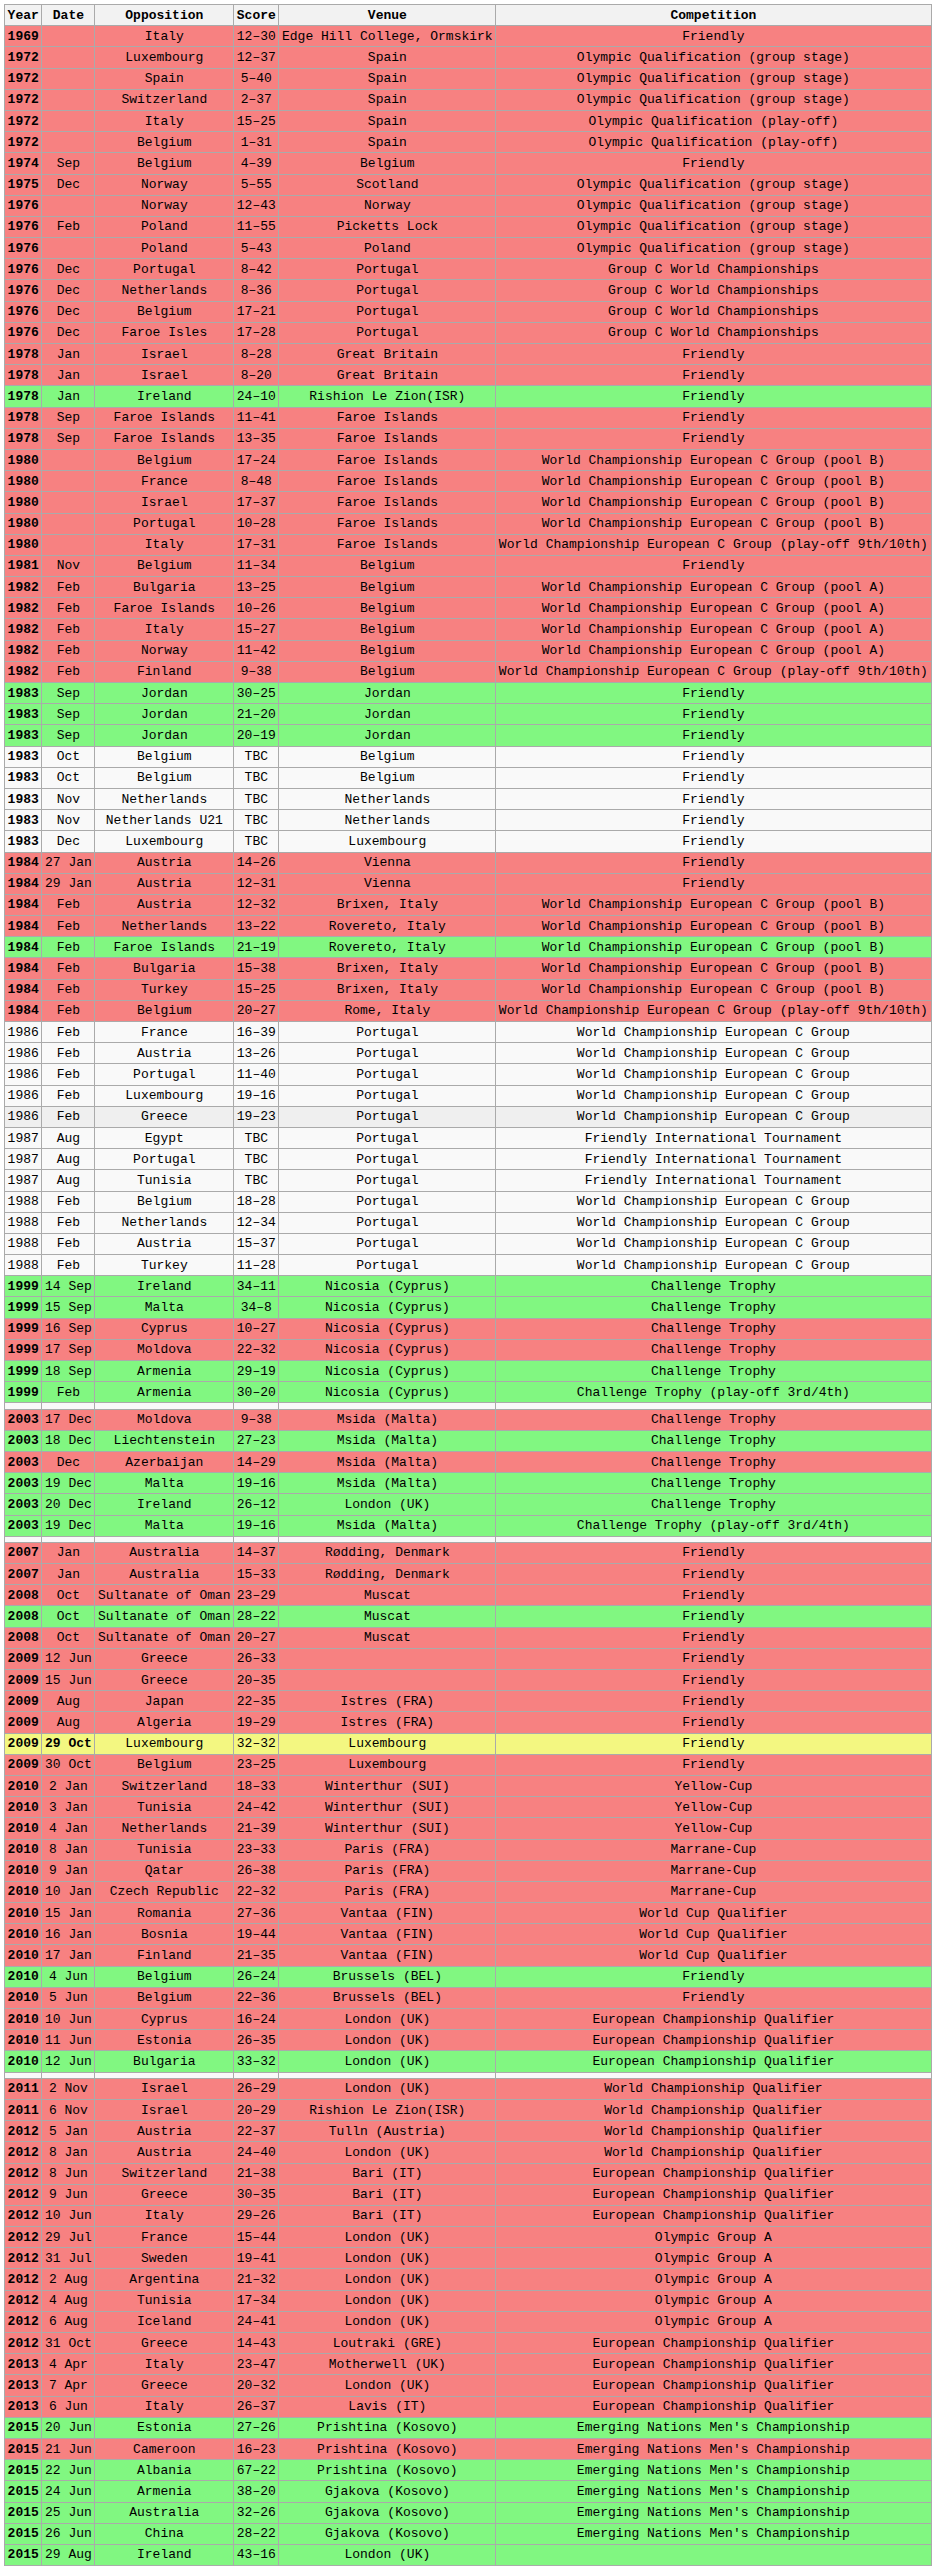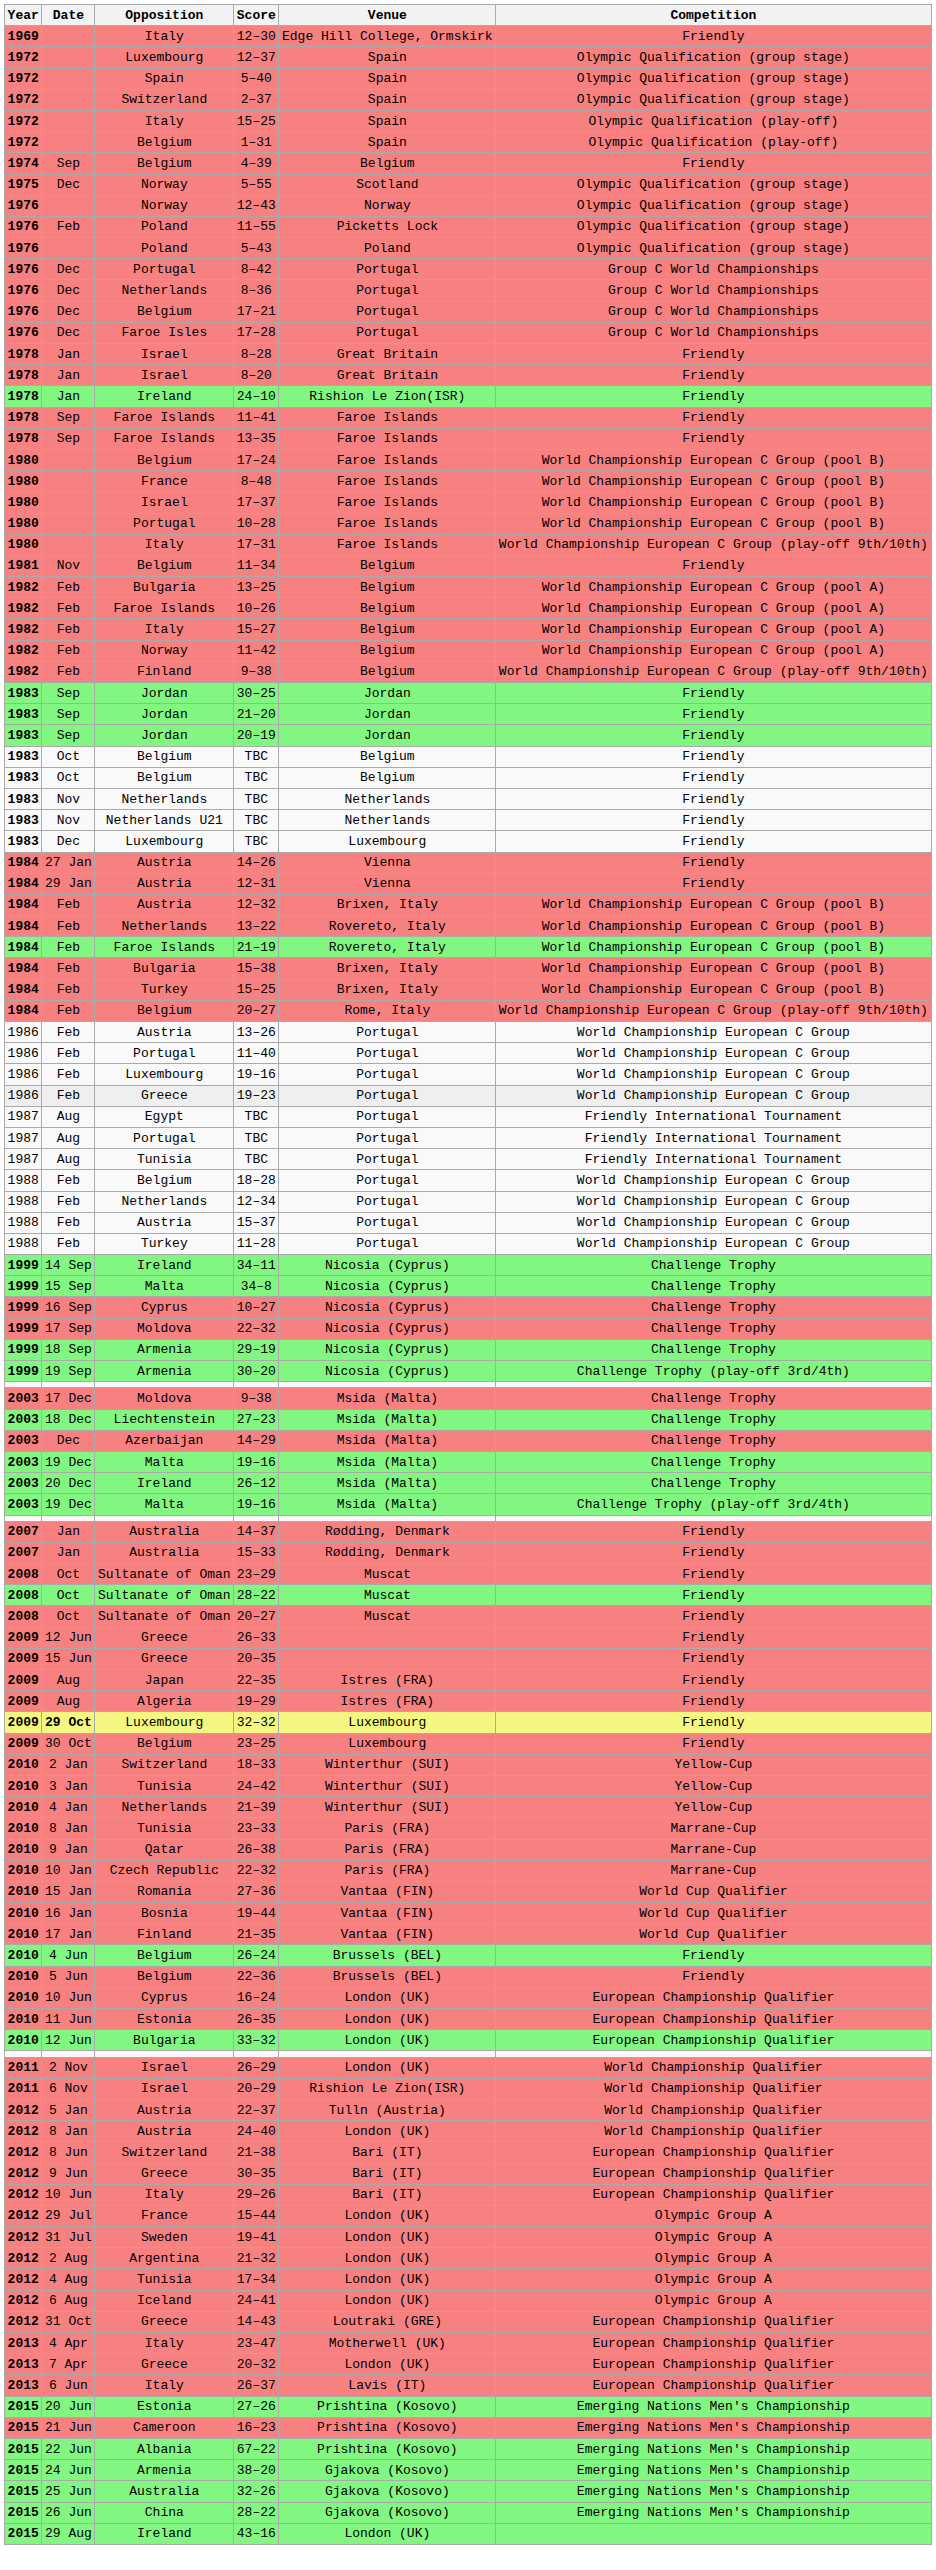- row: (164, 1032)
(68, 1392) Feb -> (68, 1371) 19 Sep
(387, 1504) London (UK) -> (387, 1483) Msida (Malta)
